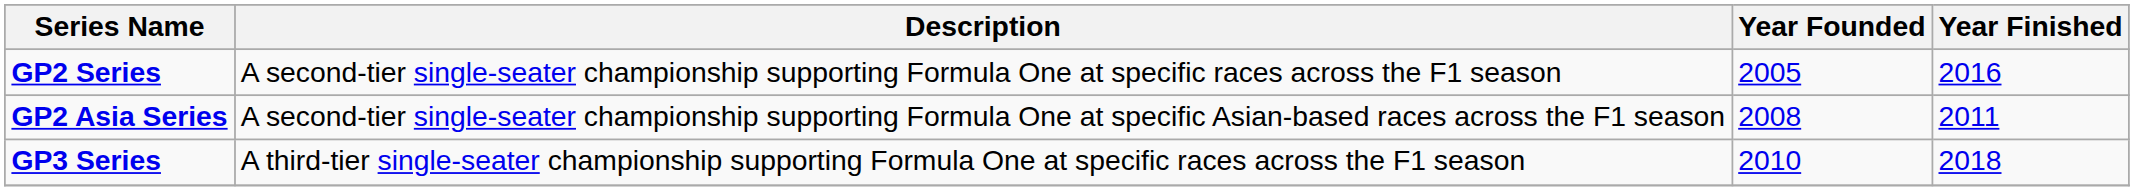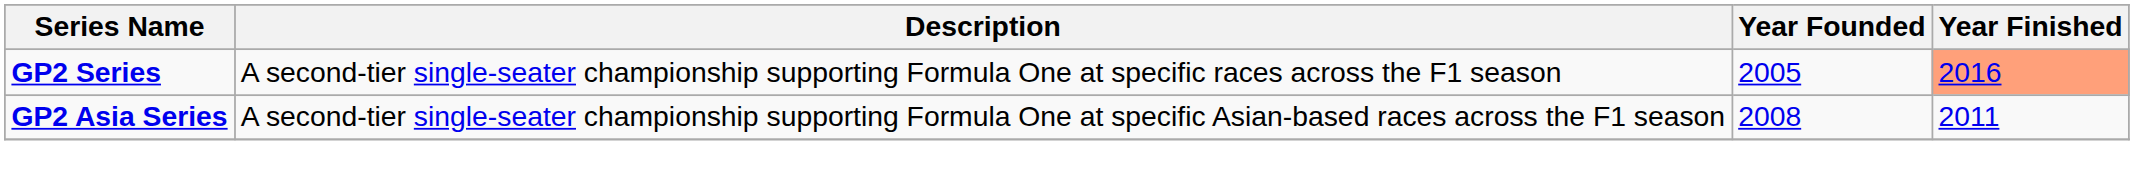(1970, 71) no background -> (1970, 71) lightsalmon background
- row: (86, 161)
